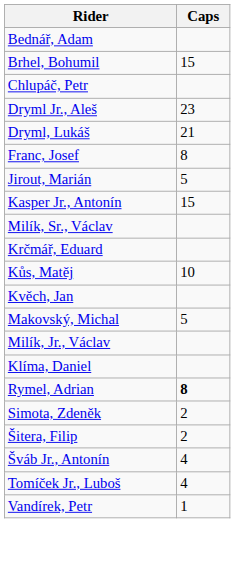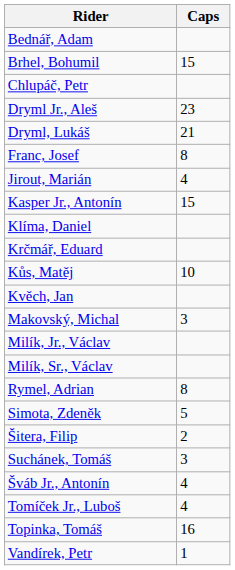(184, 179) 5 -> (184, 179) 4
rows swapped: (50, 366) <-> (60, 226)
(184, 319) 5 -> (184, 319) 3
(184, 389) bold -> (184, 389) normal
(184, 413) 2 -> (184, 413) 5
+ row: (60, 459)
+ row: (55, 529)
